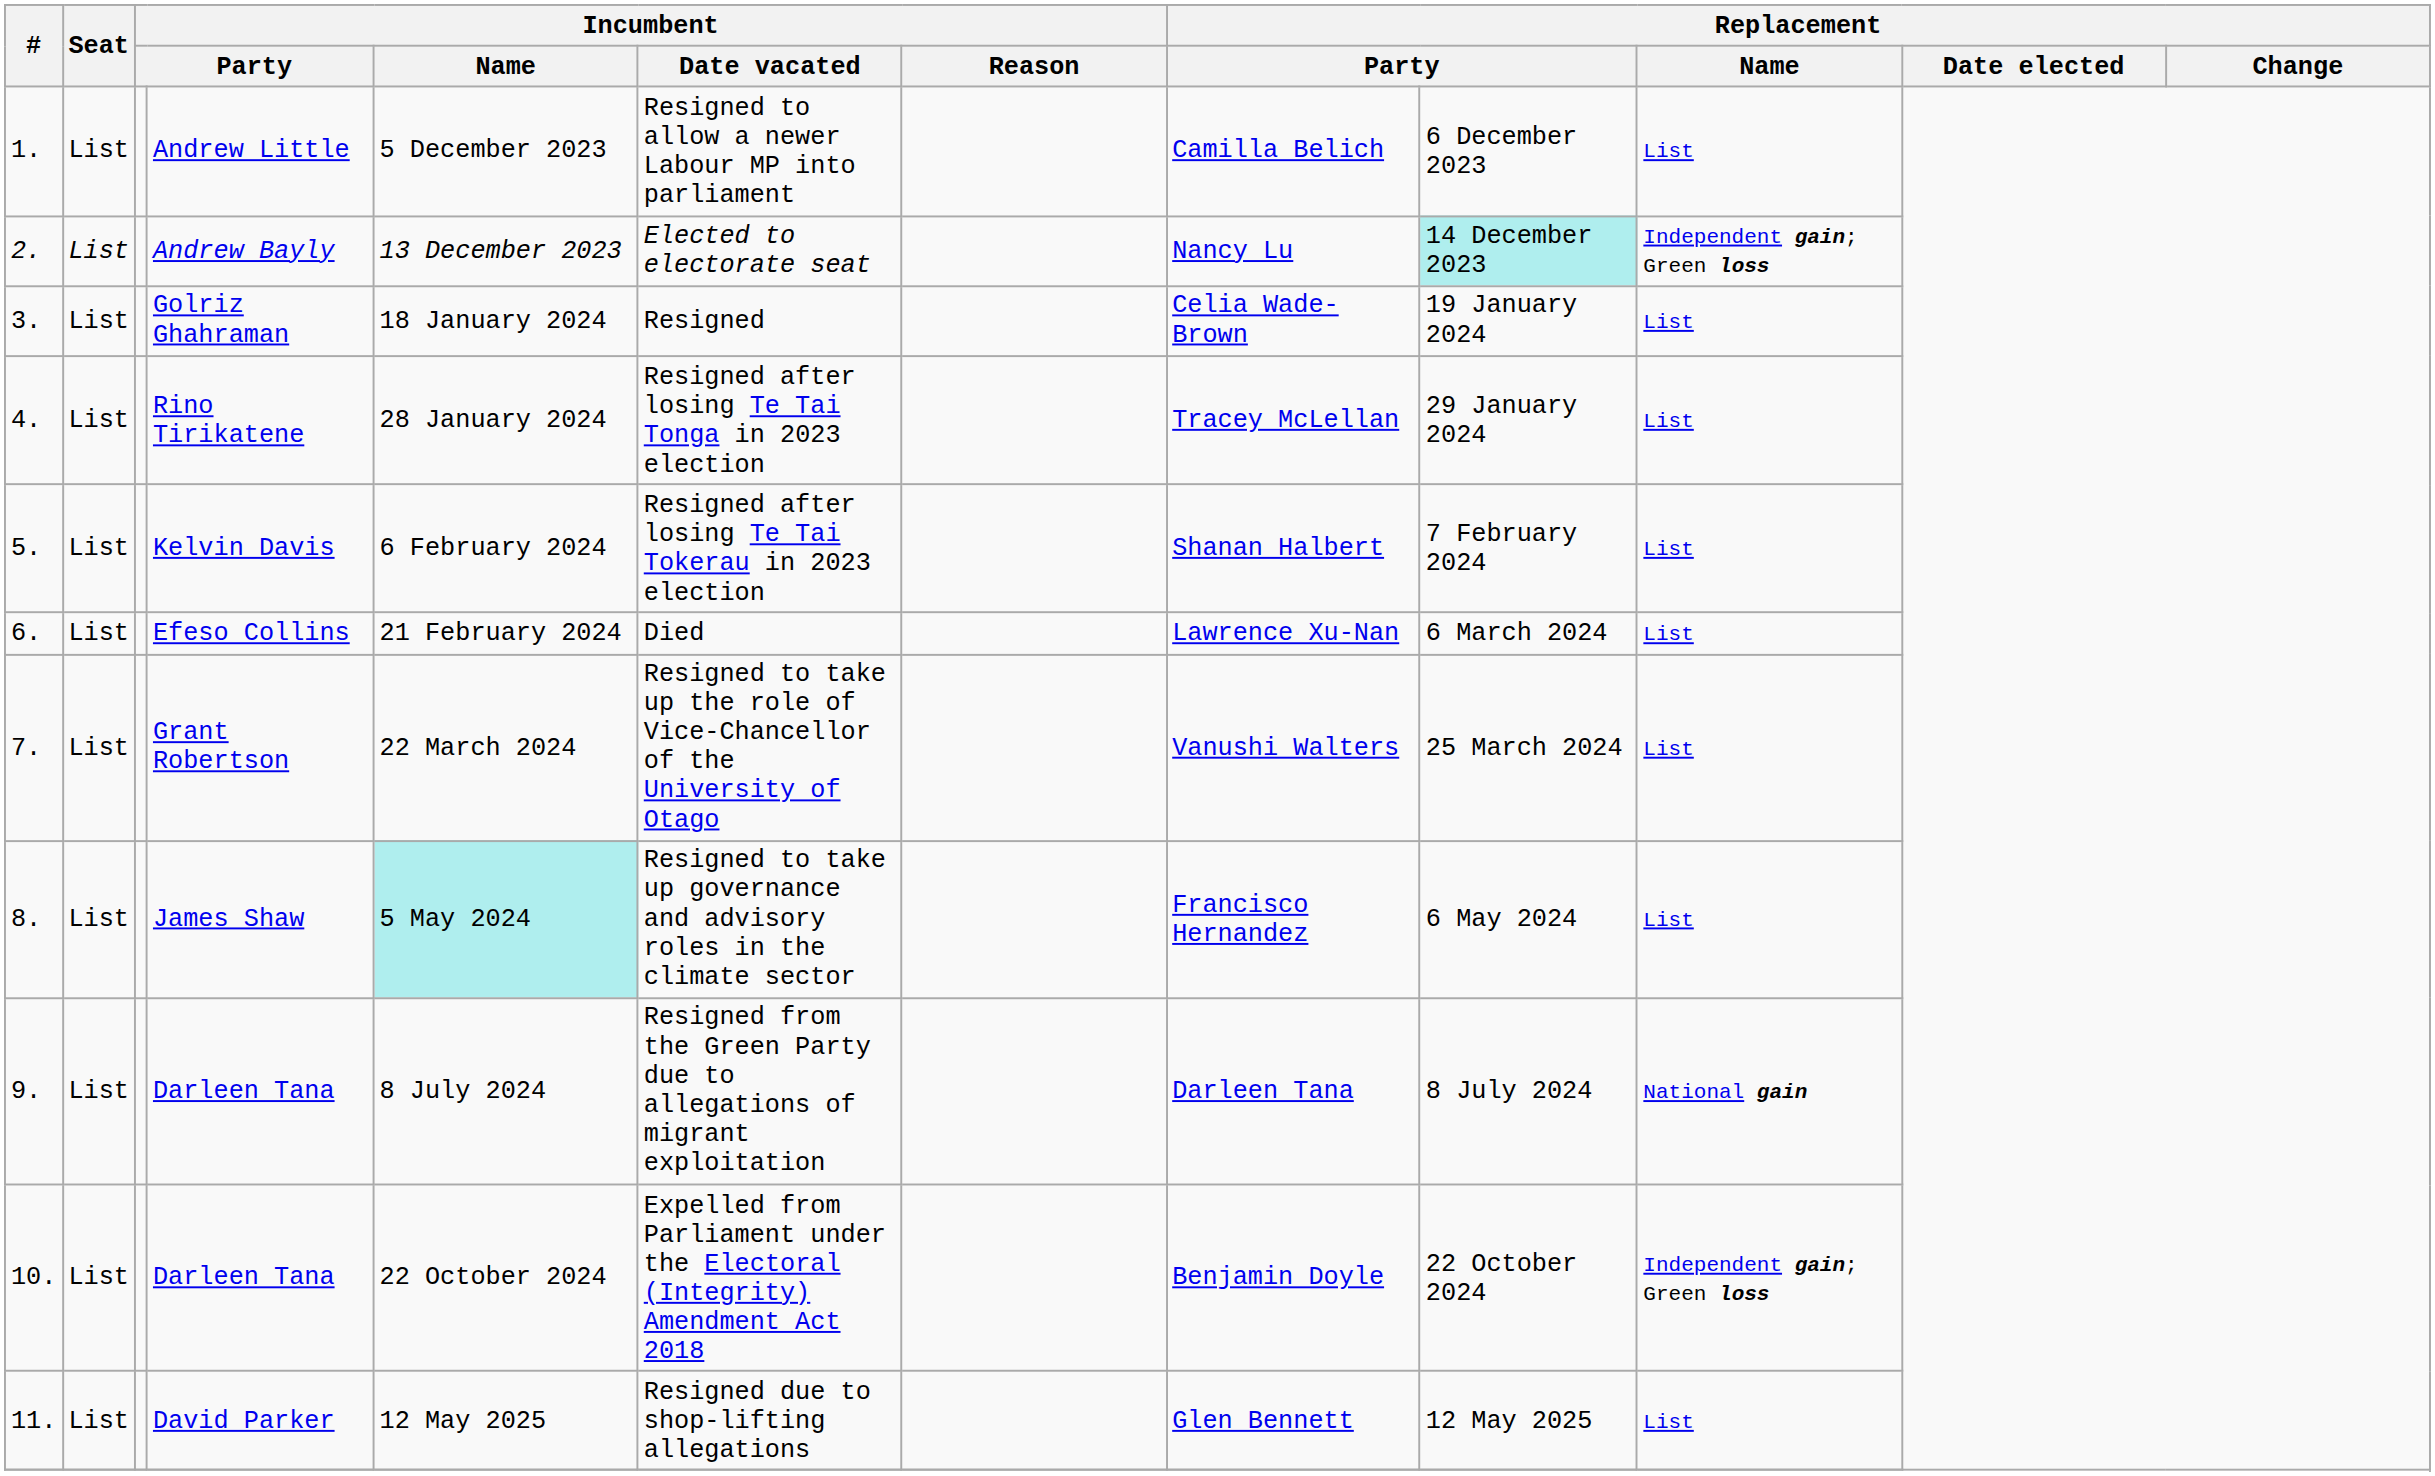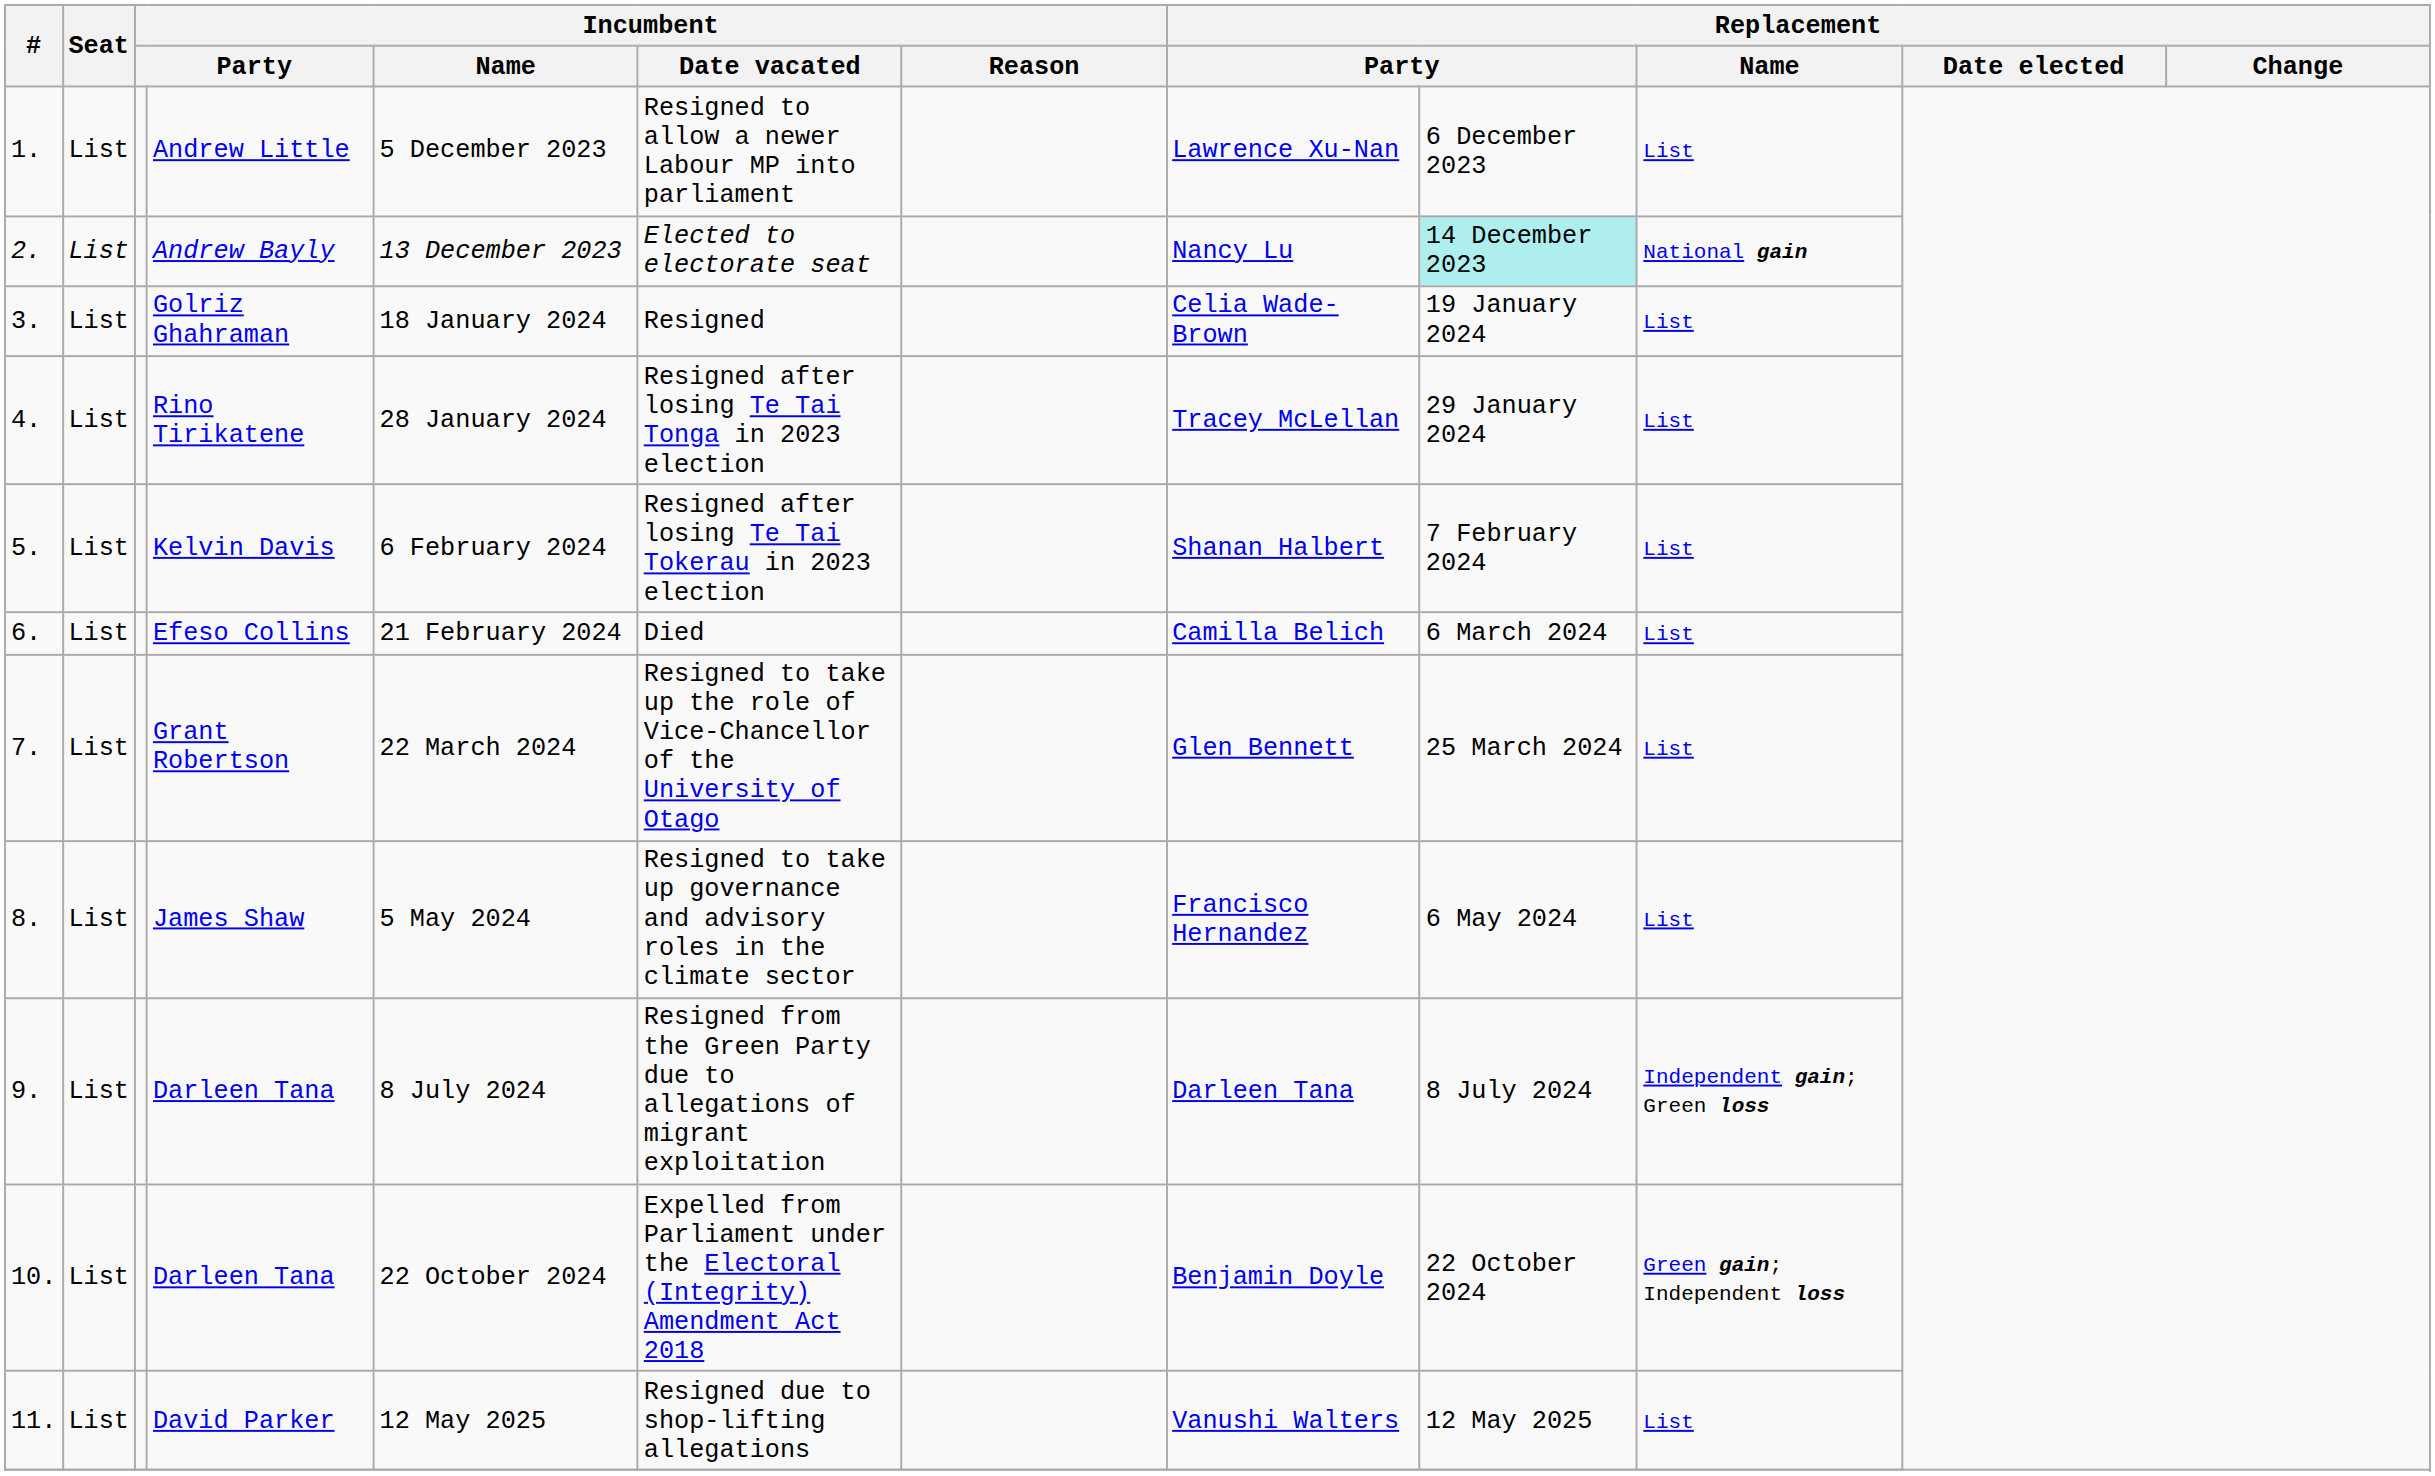(1278, 151) Camilla Belich -> (1286, 151) Lawrence Xu-Nan
(1751, 252) Independent gain; Green loss -> (1725, 252) National gain
(1286, 633) Lawrence Xu-Nan -> (1278, 633) Camilla Belich
(1286, 747) Vanushi Walters -> (1263, 747) Glen Bennett
(455, 919) paleturquoise background -> (455, 919) no background
(1725, 1092) National gain -> (1751, 1092) Independent gain; Green loss
(1751, 1279) Independent gain; Green loss -> (1744, 1279) Green gain; Independent loss
(1263, 1421) Glen Bennett -> (1286, 1421) Vanushi Walters
